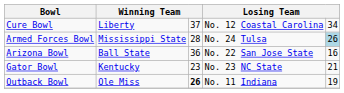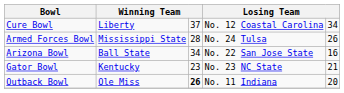(333, 39) lightblue background -> (333, 39) no background
(195, 53) 36 -> (195, 53) 34
(333, 81) 19 -> (333, 81) 20
